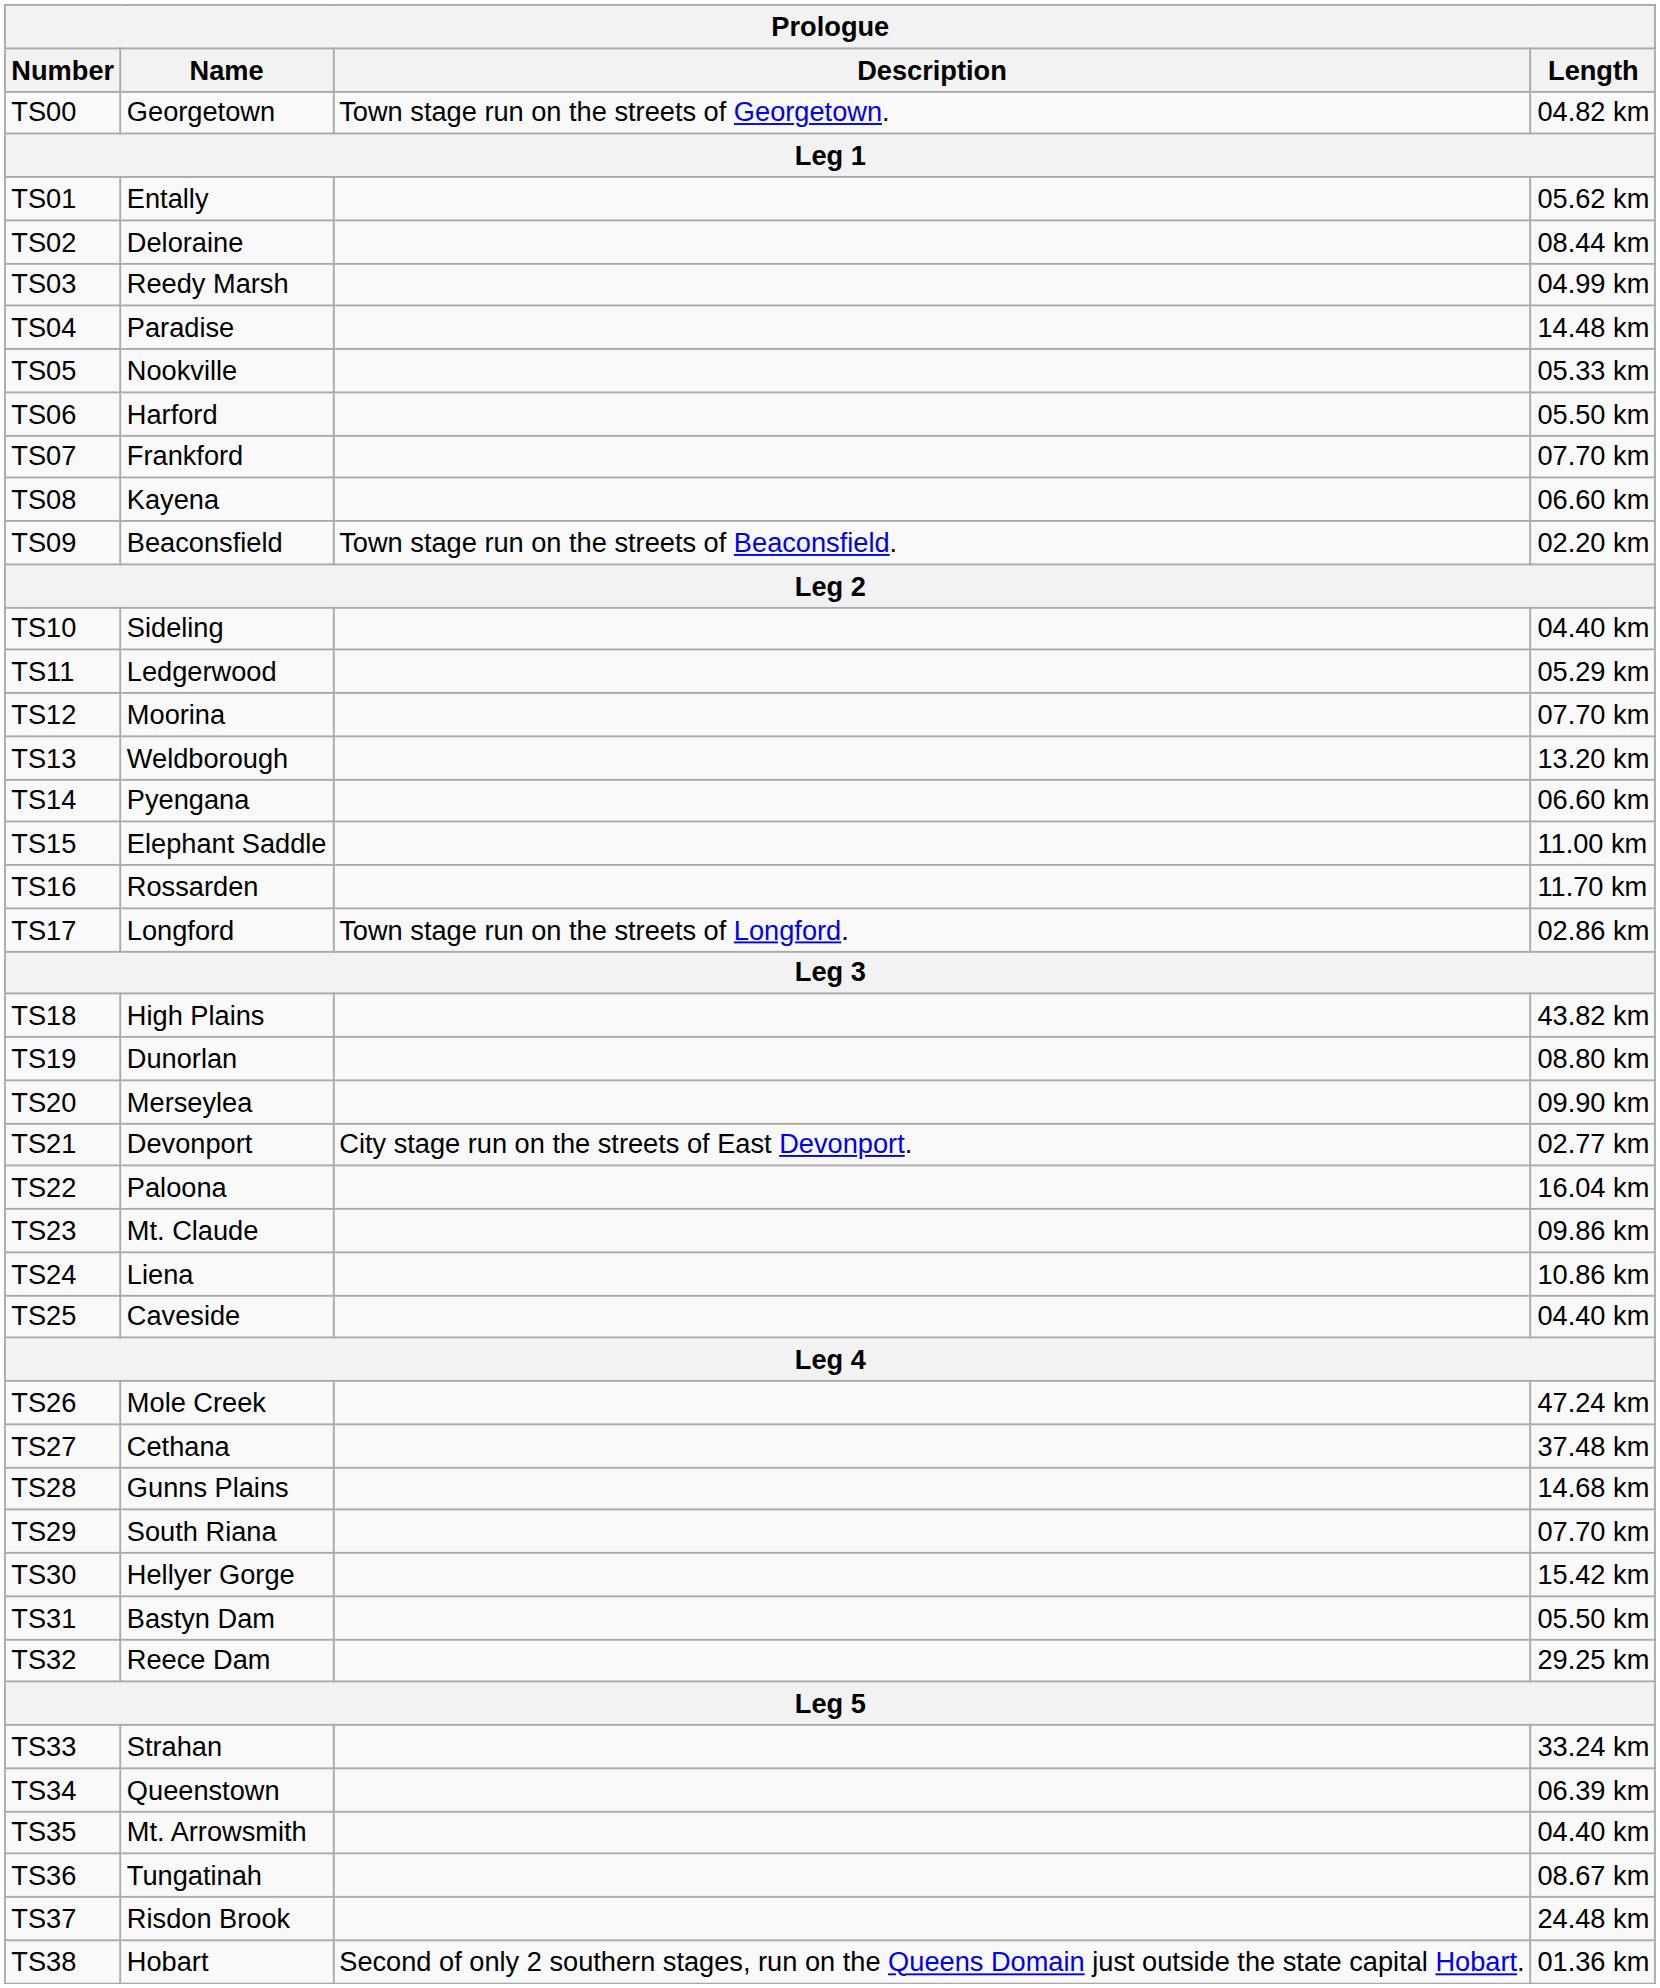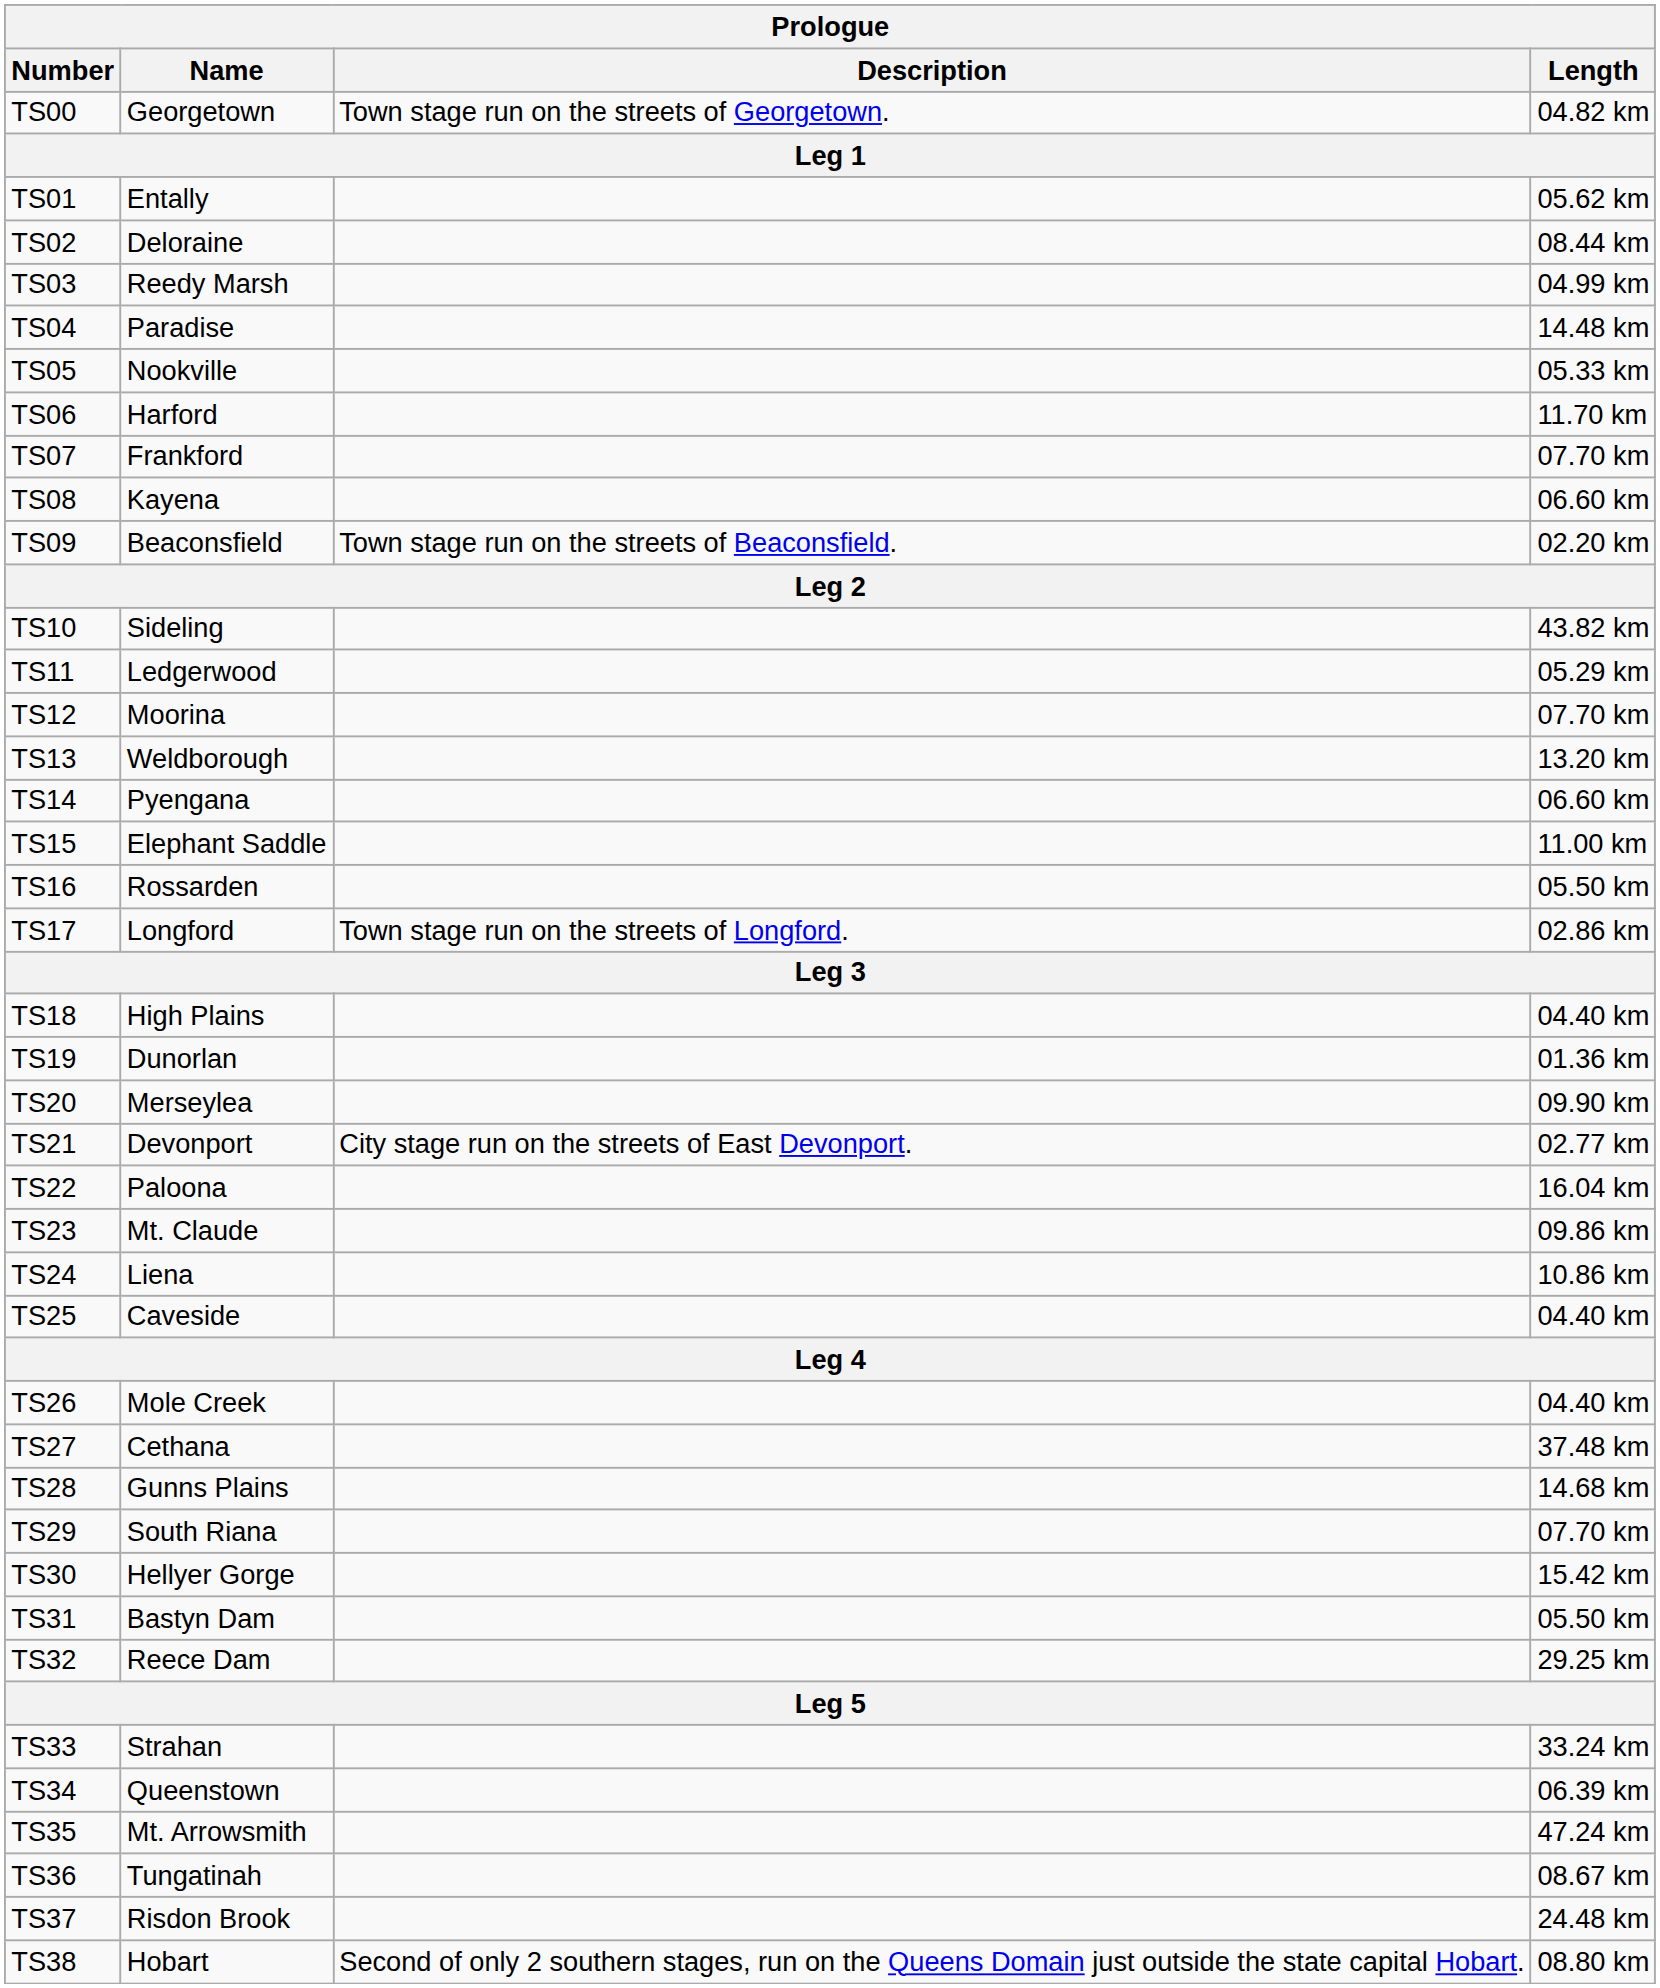(1593, 414) 05.50 km -> (1592, 414) 11.70 km
(1593, 629) 04.40 km -> (1593, 629) 43.82 km
(1592, 887) 11.70 km -> (1593, 887) 05.50 km
(1593, 1016) 43.82 km -> (1593, 1016) 04.40 km
(1593, 1059) 08.80 km -> (1593, 1059) 01.36 km
(1593, 1403) 47.24 km -> (1593, 1403) 04.40 km
(1593, 1833) 04.40 km -> (1593, 1833) 47.24 km
(1593, 1962) 01.36 km -> (1593, 1962) 08.80 km
